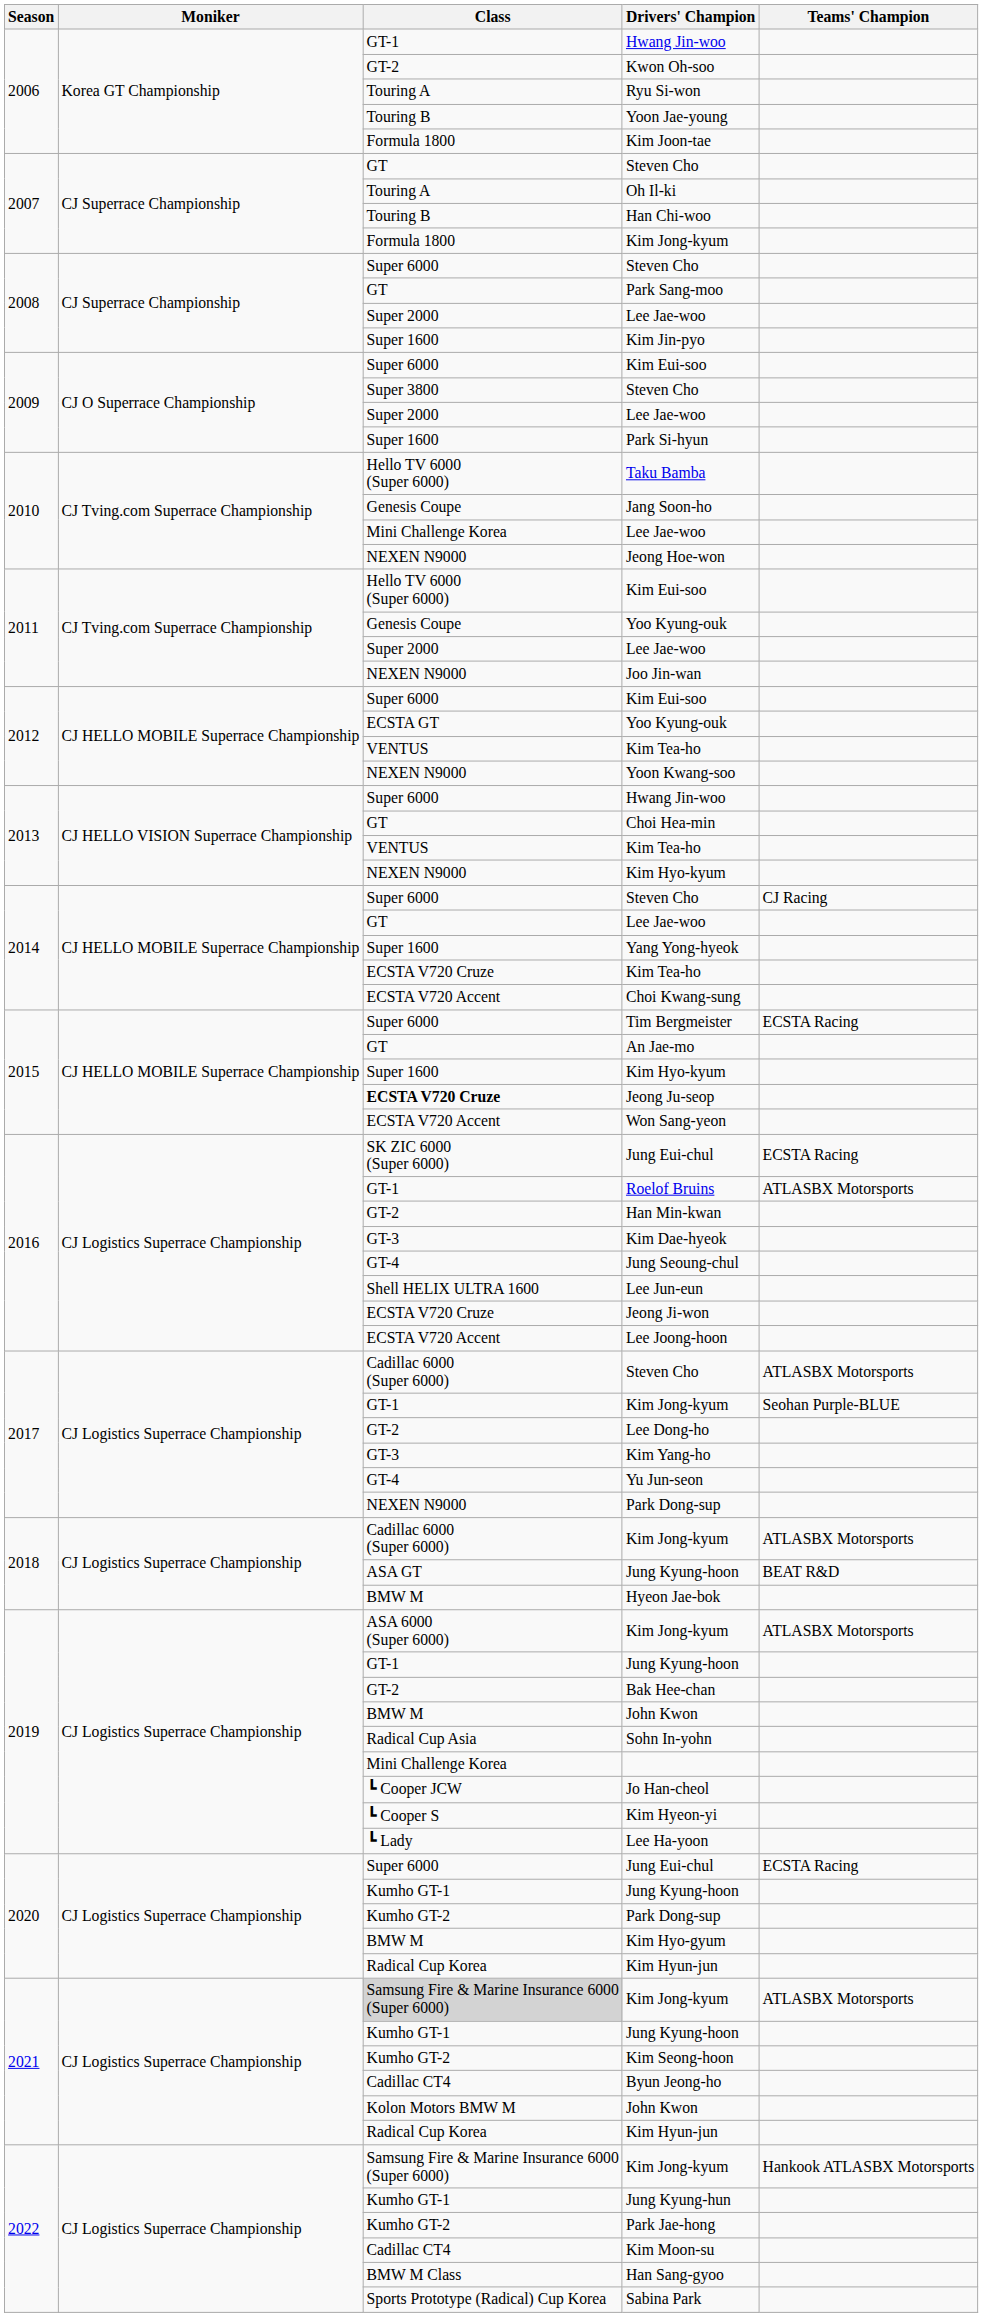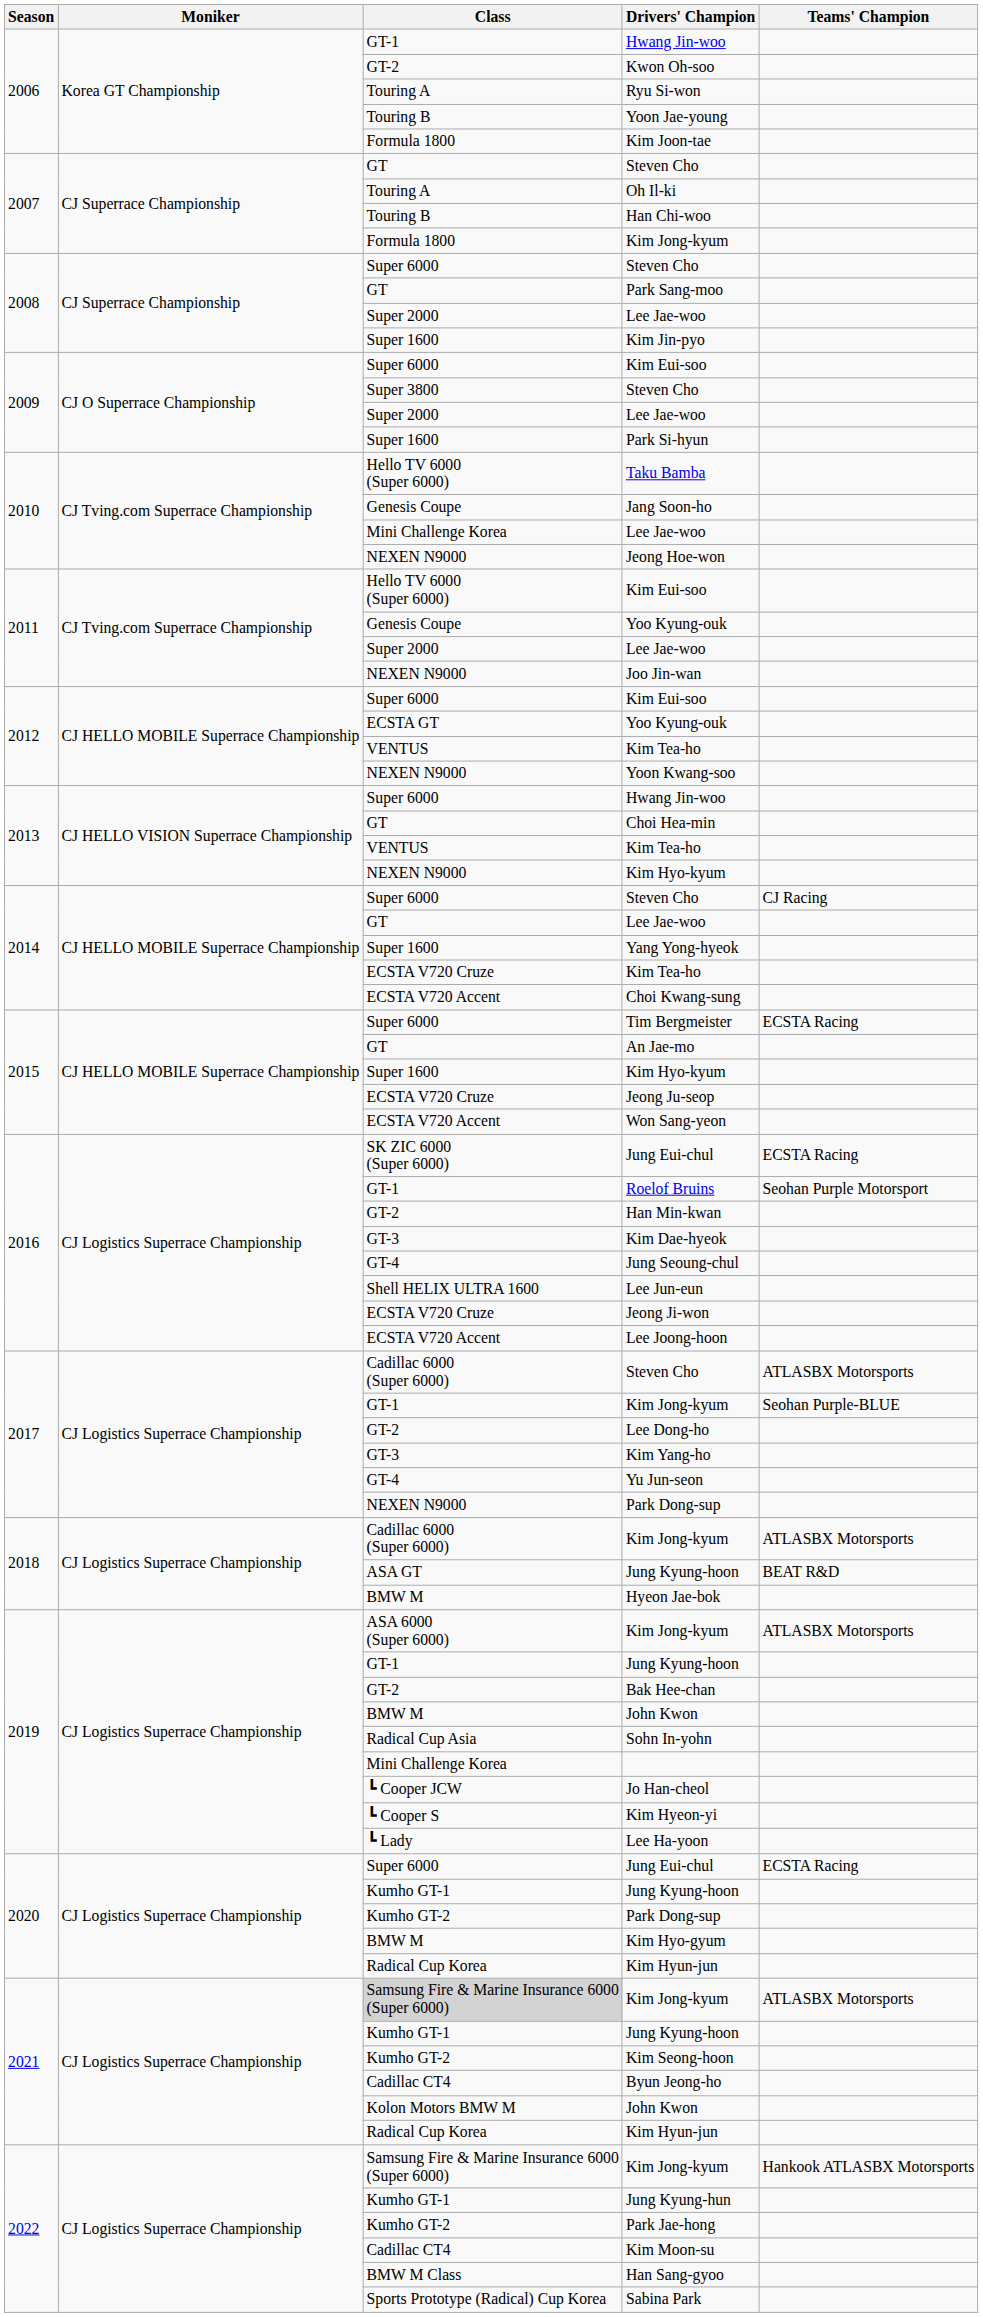(433, 1096) bold -> (430, 1096) normal
(838, 1188) ATLASBX Motorsports -> (845, 1188) Seohan Purple Motorsport
